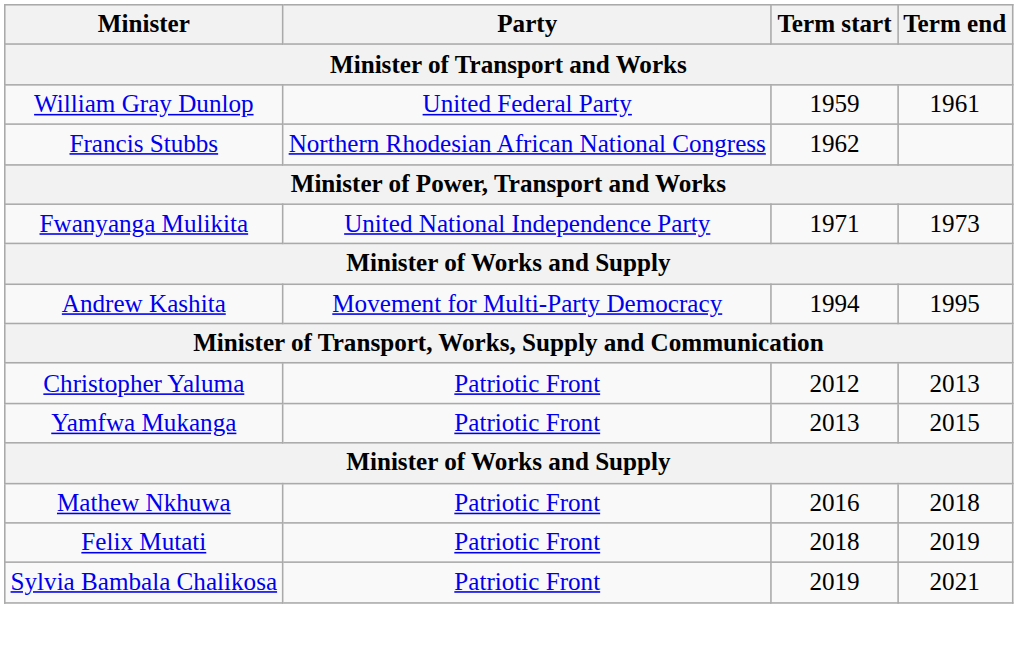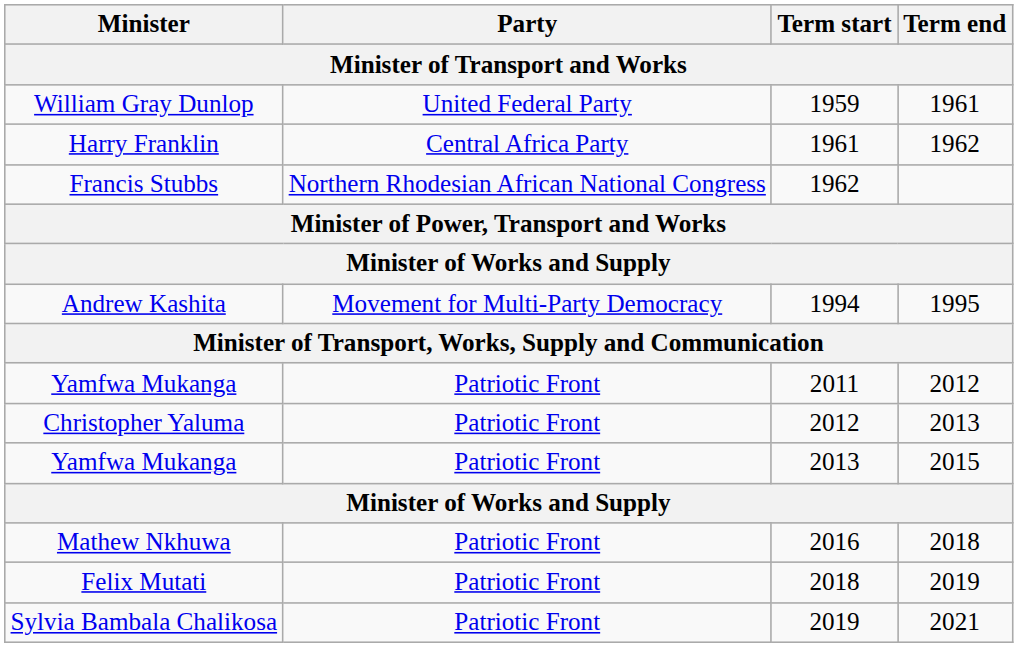+ row: (144, 143)
- row: (144, 223)
+ row: (144, 382)
